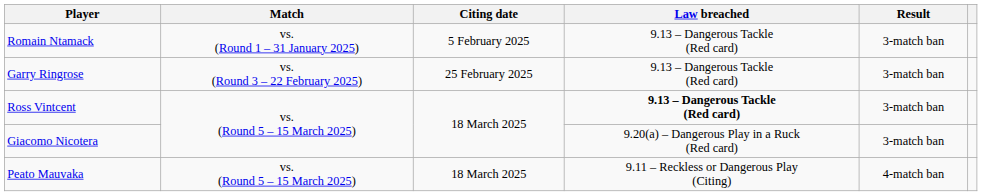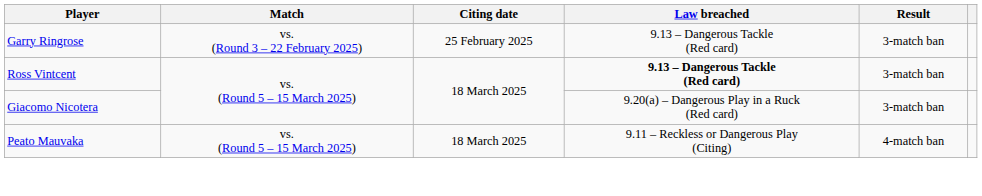- row: (51, 40)
